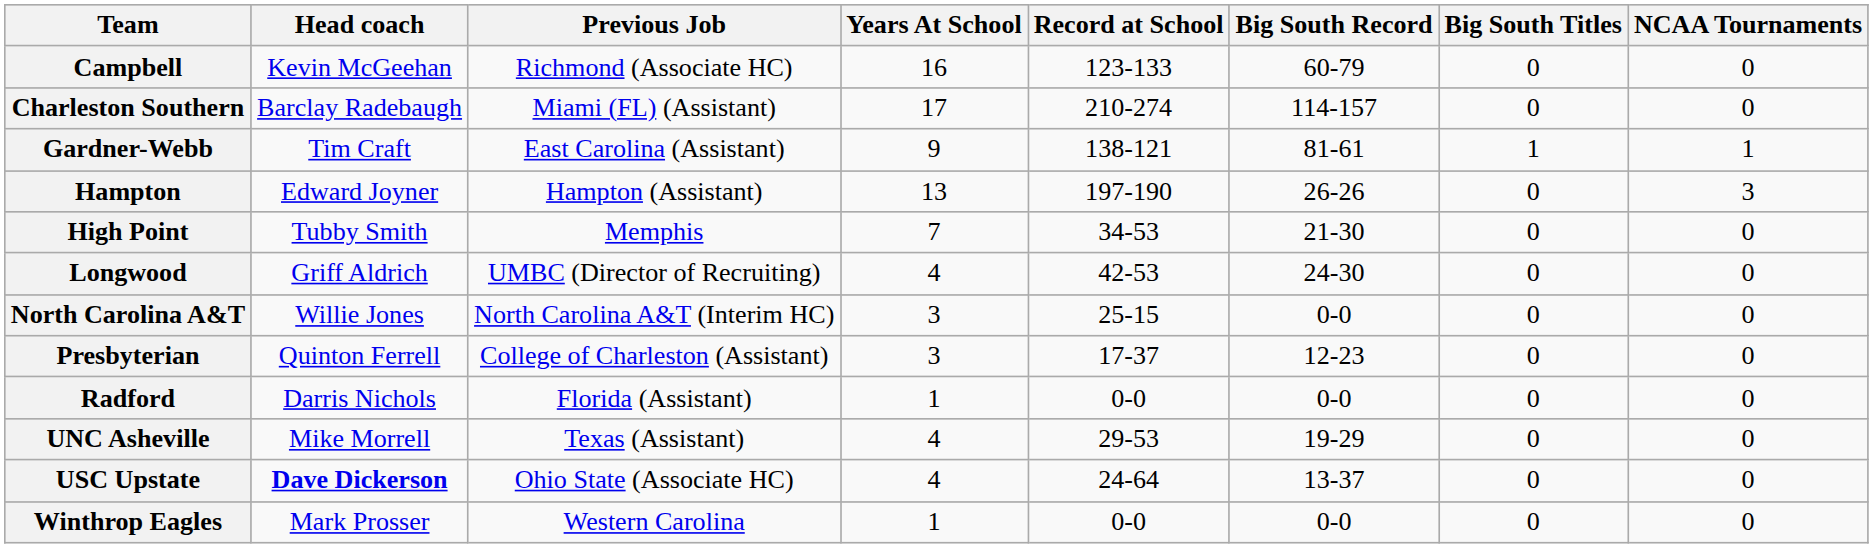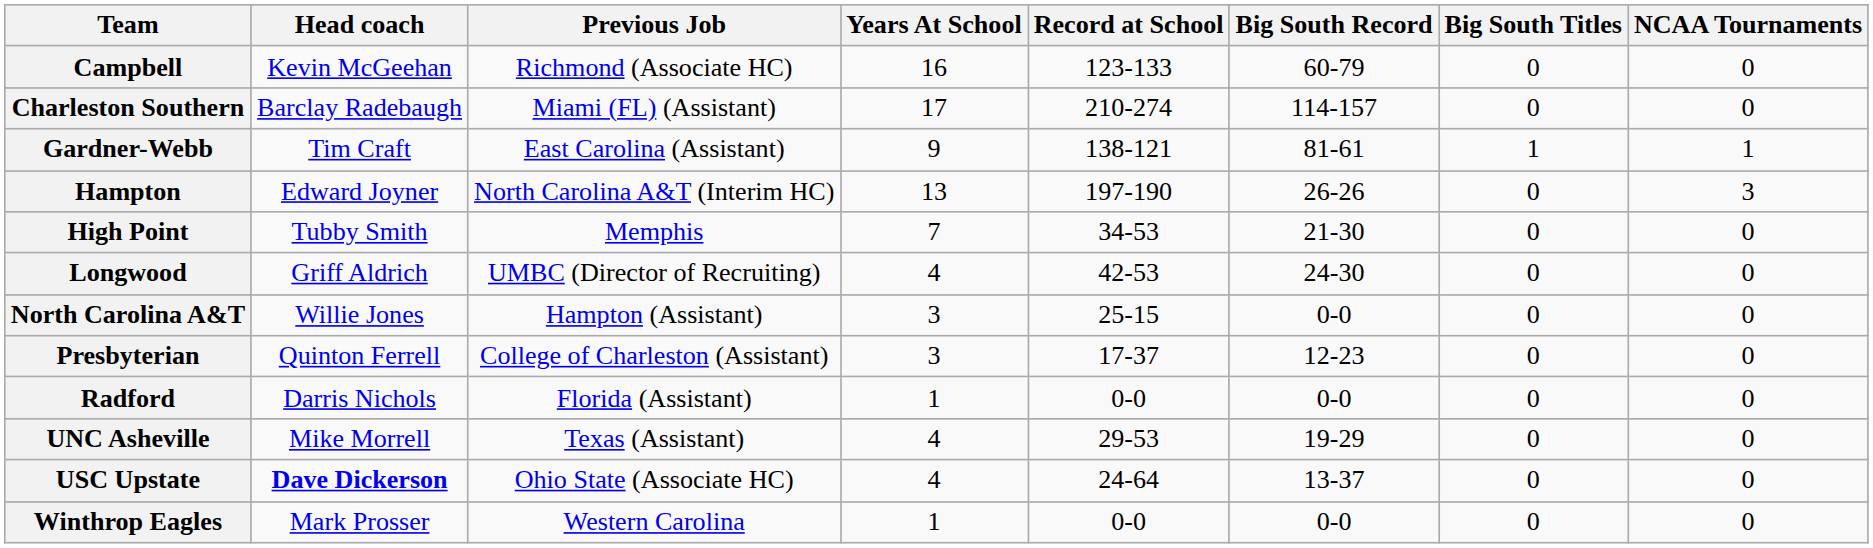(654, 190) Hampton (Assistant) -> (654, 190) North Carolina A&T (Interim HC)
(654, 314) North Carolina A&T (Interim HC) -> (654, 314) Hampton (Assistant)
